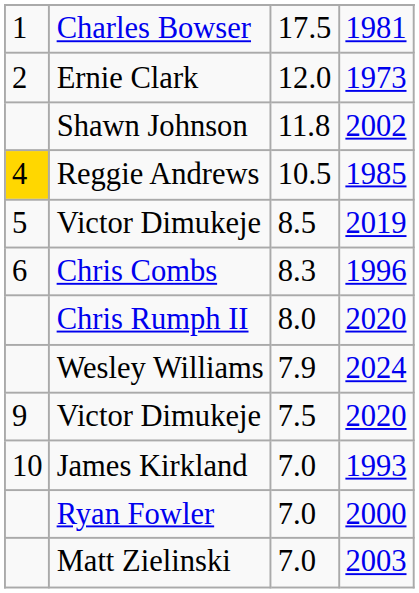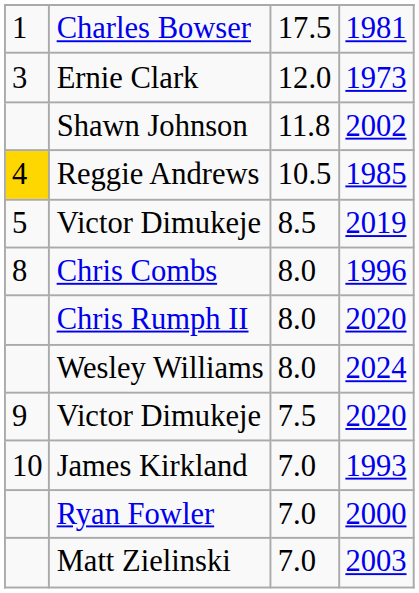(20, 77) 2 -> (20, 77) 3
(20, 271) 6 -> (20, 271) 8
(297, 271) 8.3 -> (297, 271) 8.0
(297, 367) 7.9 -> (297, 367) 8.0
